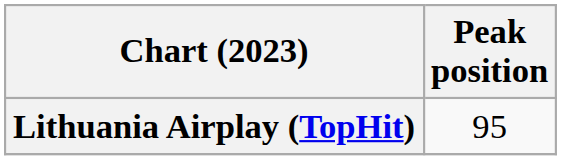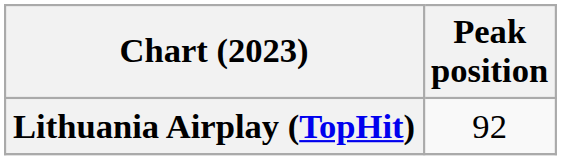(490, 125) 95 -> (490, 125) 92
